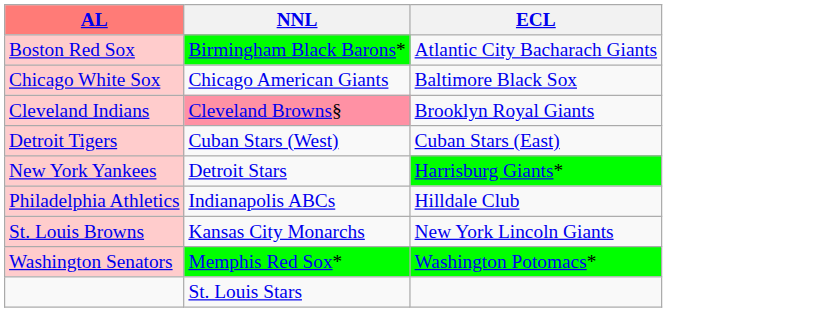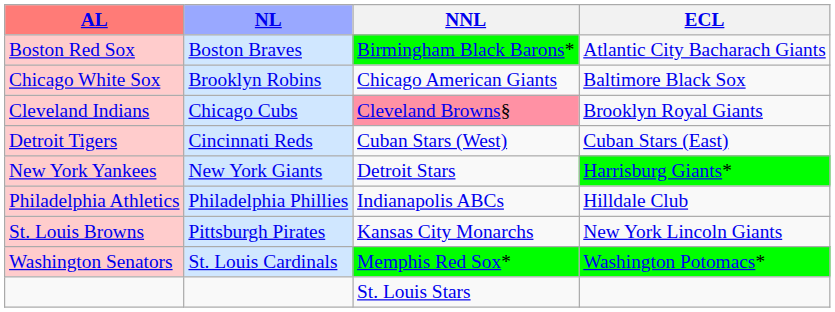+ column: (268, 19)
